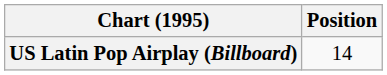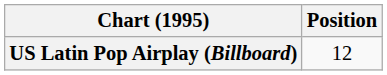(342, 53) 14 -> (342, 53) 12
